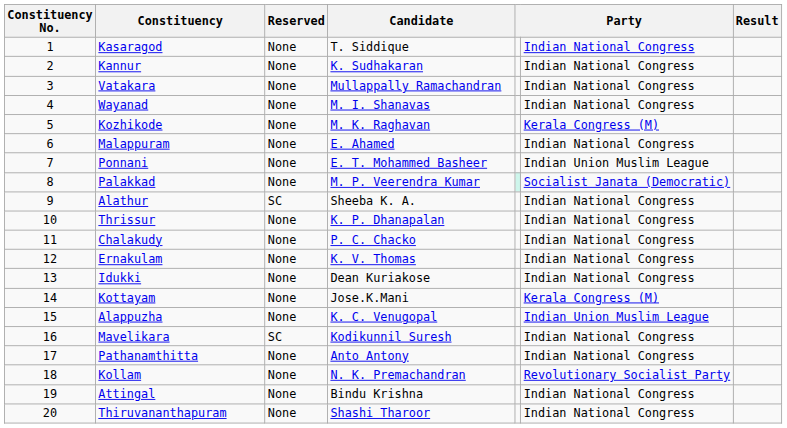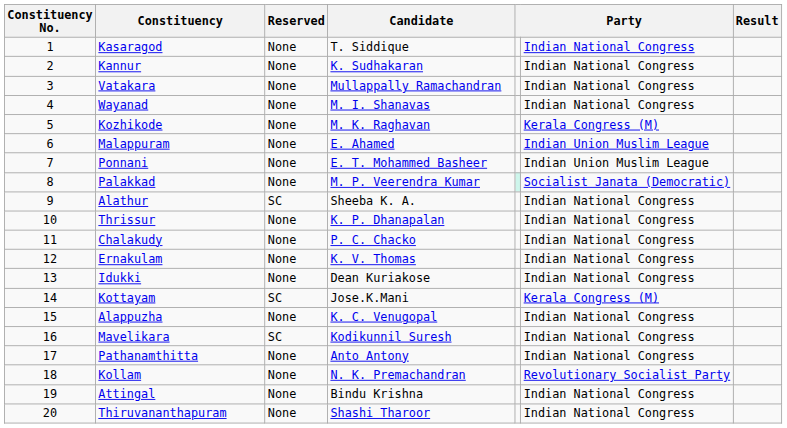(609, 143) Indian National Congress -> (616, 143) Indian Union Muslim League
(282, 298) None -> (275, 298) SC
(616, 317) Indian Union Muslim League -> (609, 317) Indian National Congress
